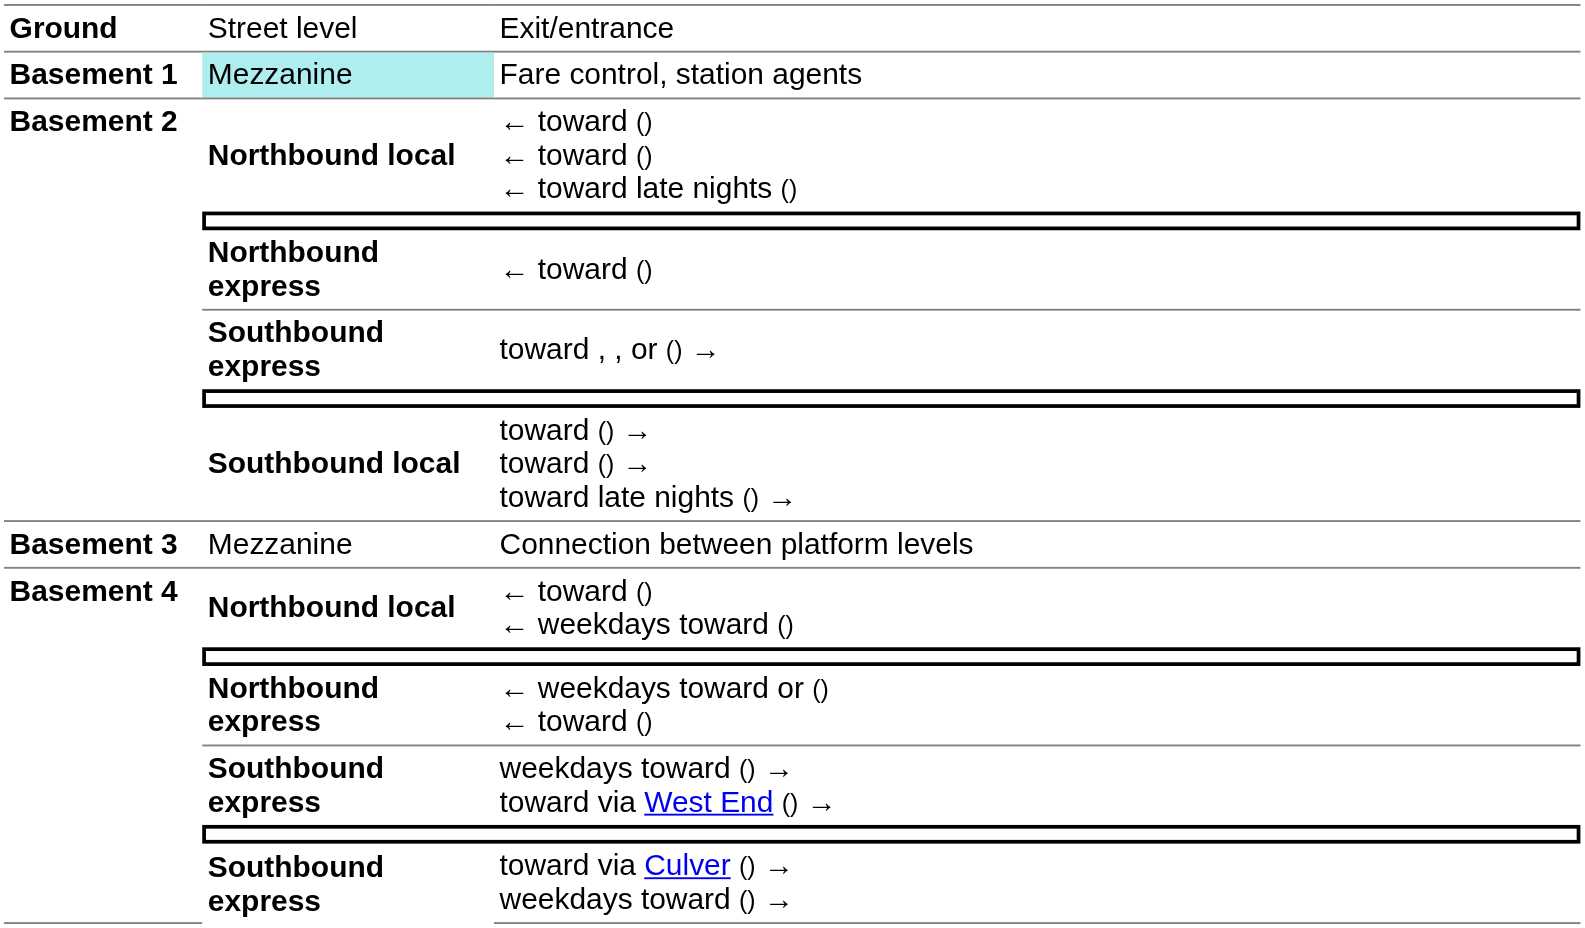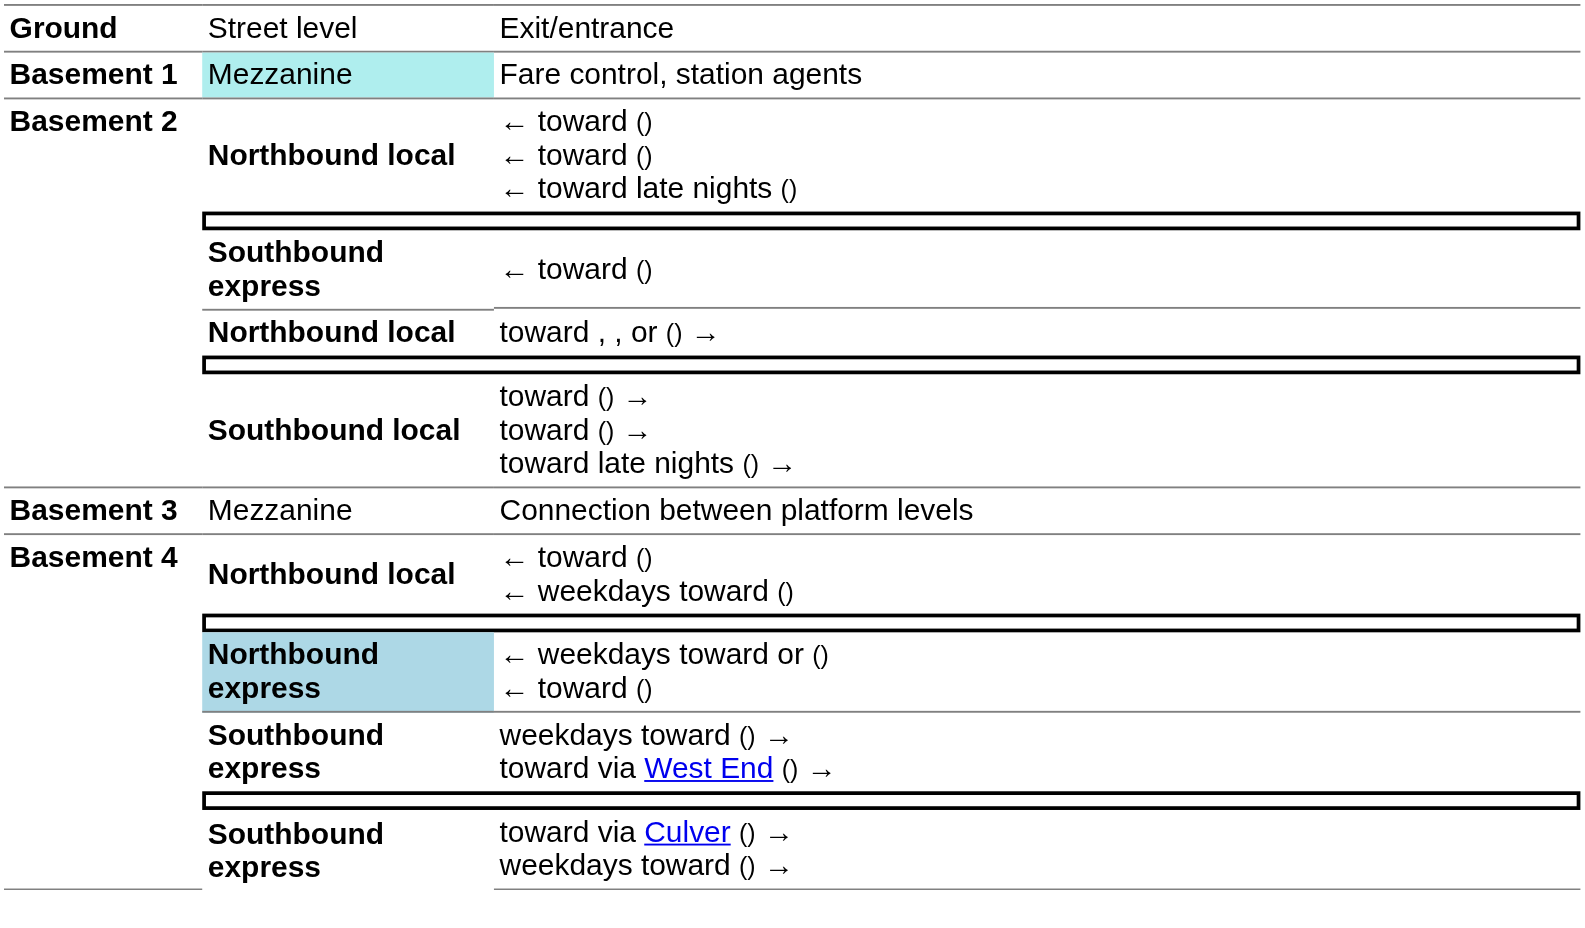(293, 269) Northbound express -> (296, 269) Southbound express
(296, 349) Southbound express -> (332, 332) Northbound local
(293, 704) no background -> (293, 671) lightblue background
